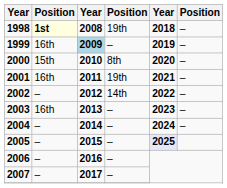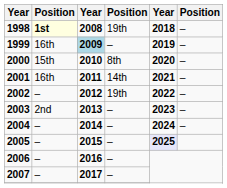(117, 77) 19th -> (117, 77) 14th
(117, 93) 14th -> (117, 93) 19th
(44, 110) 16th -> (43, 110) 2nd
